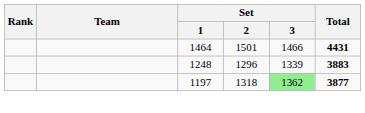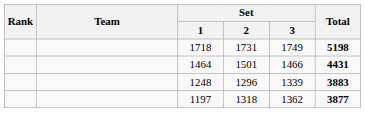+ row: (200, 47)
(292, 82) lightgreen background -> (292, 99) no background
